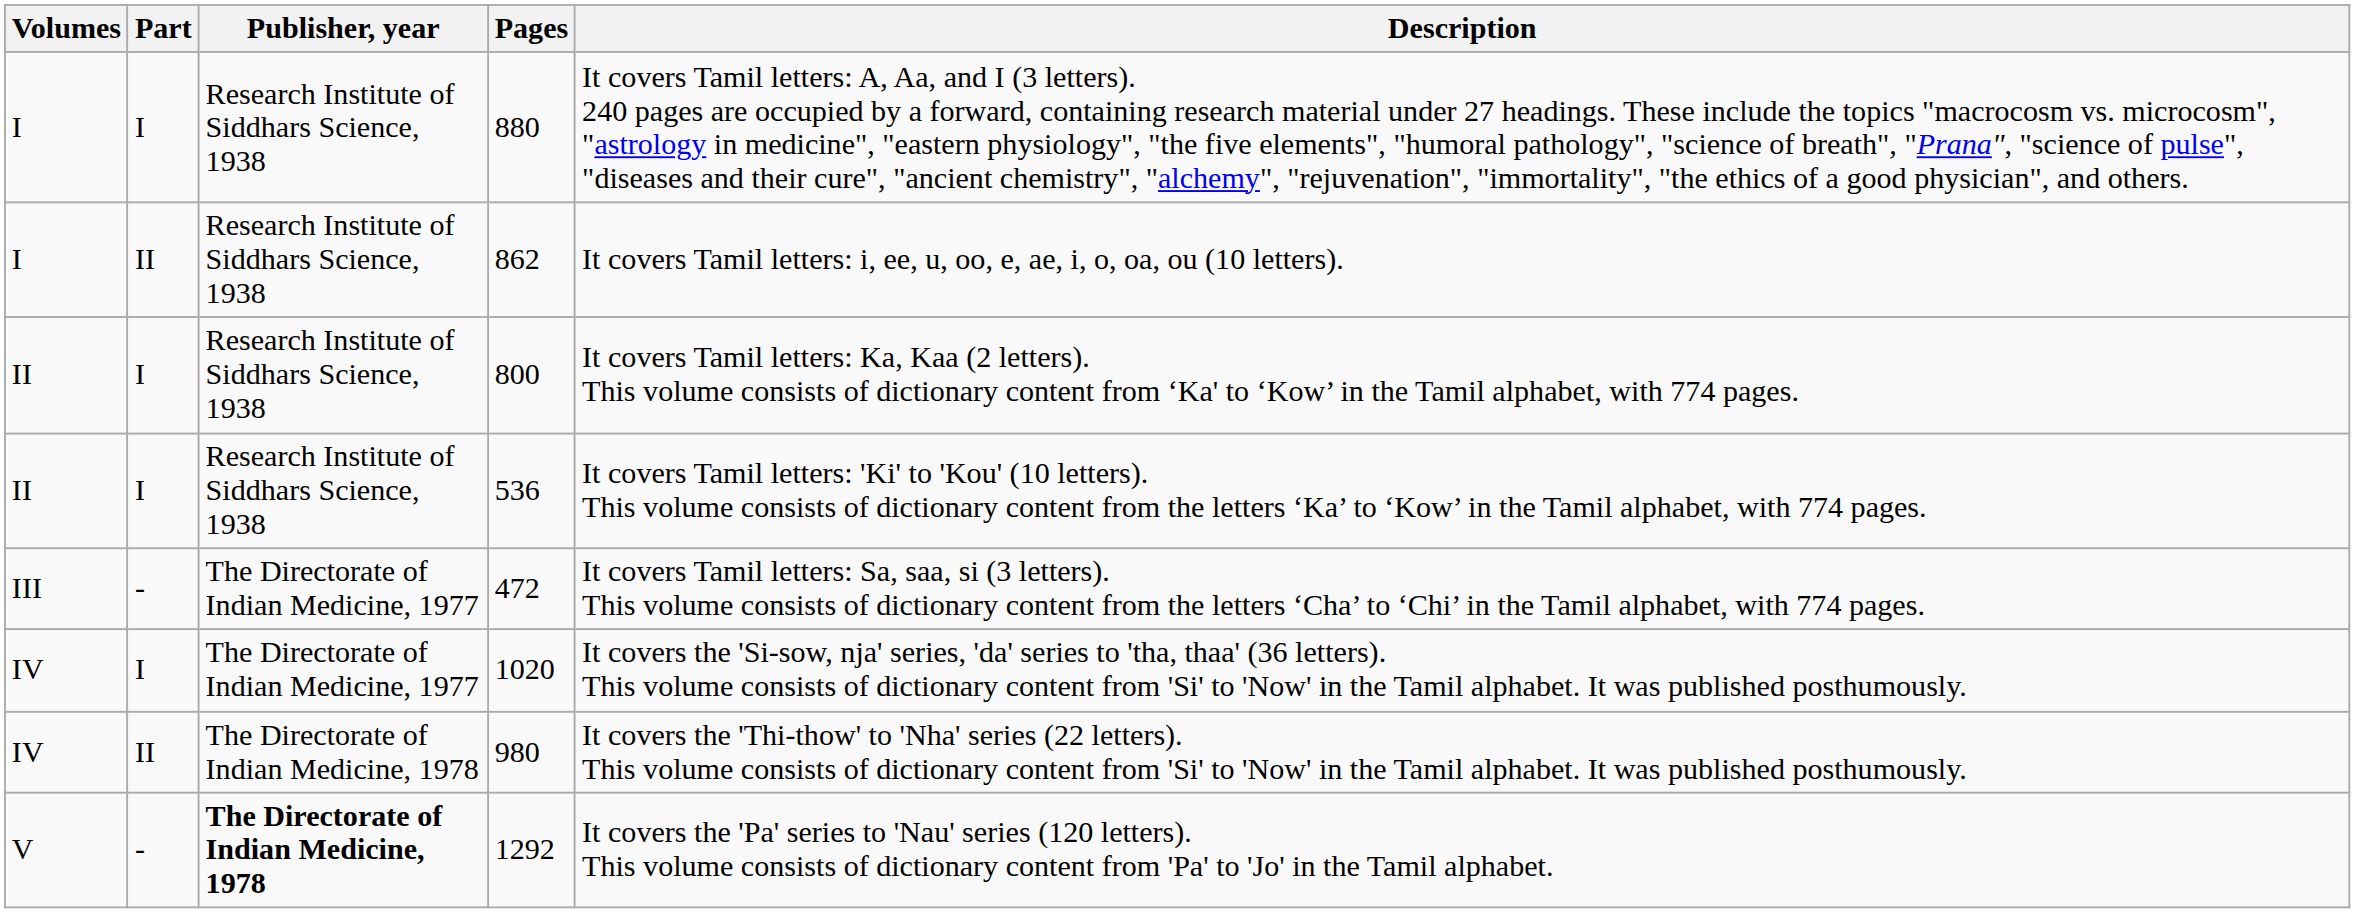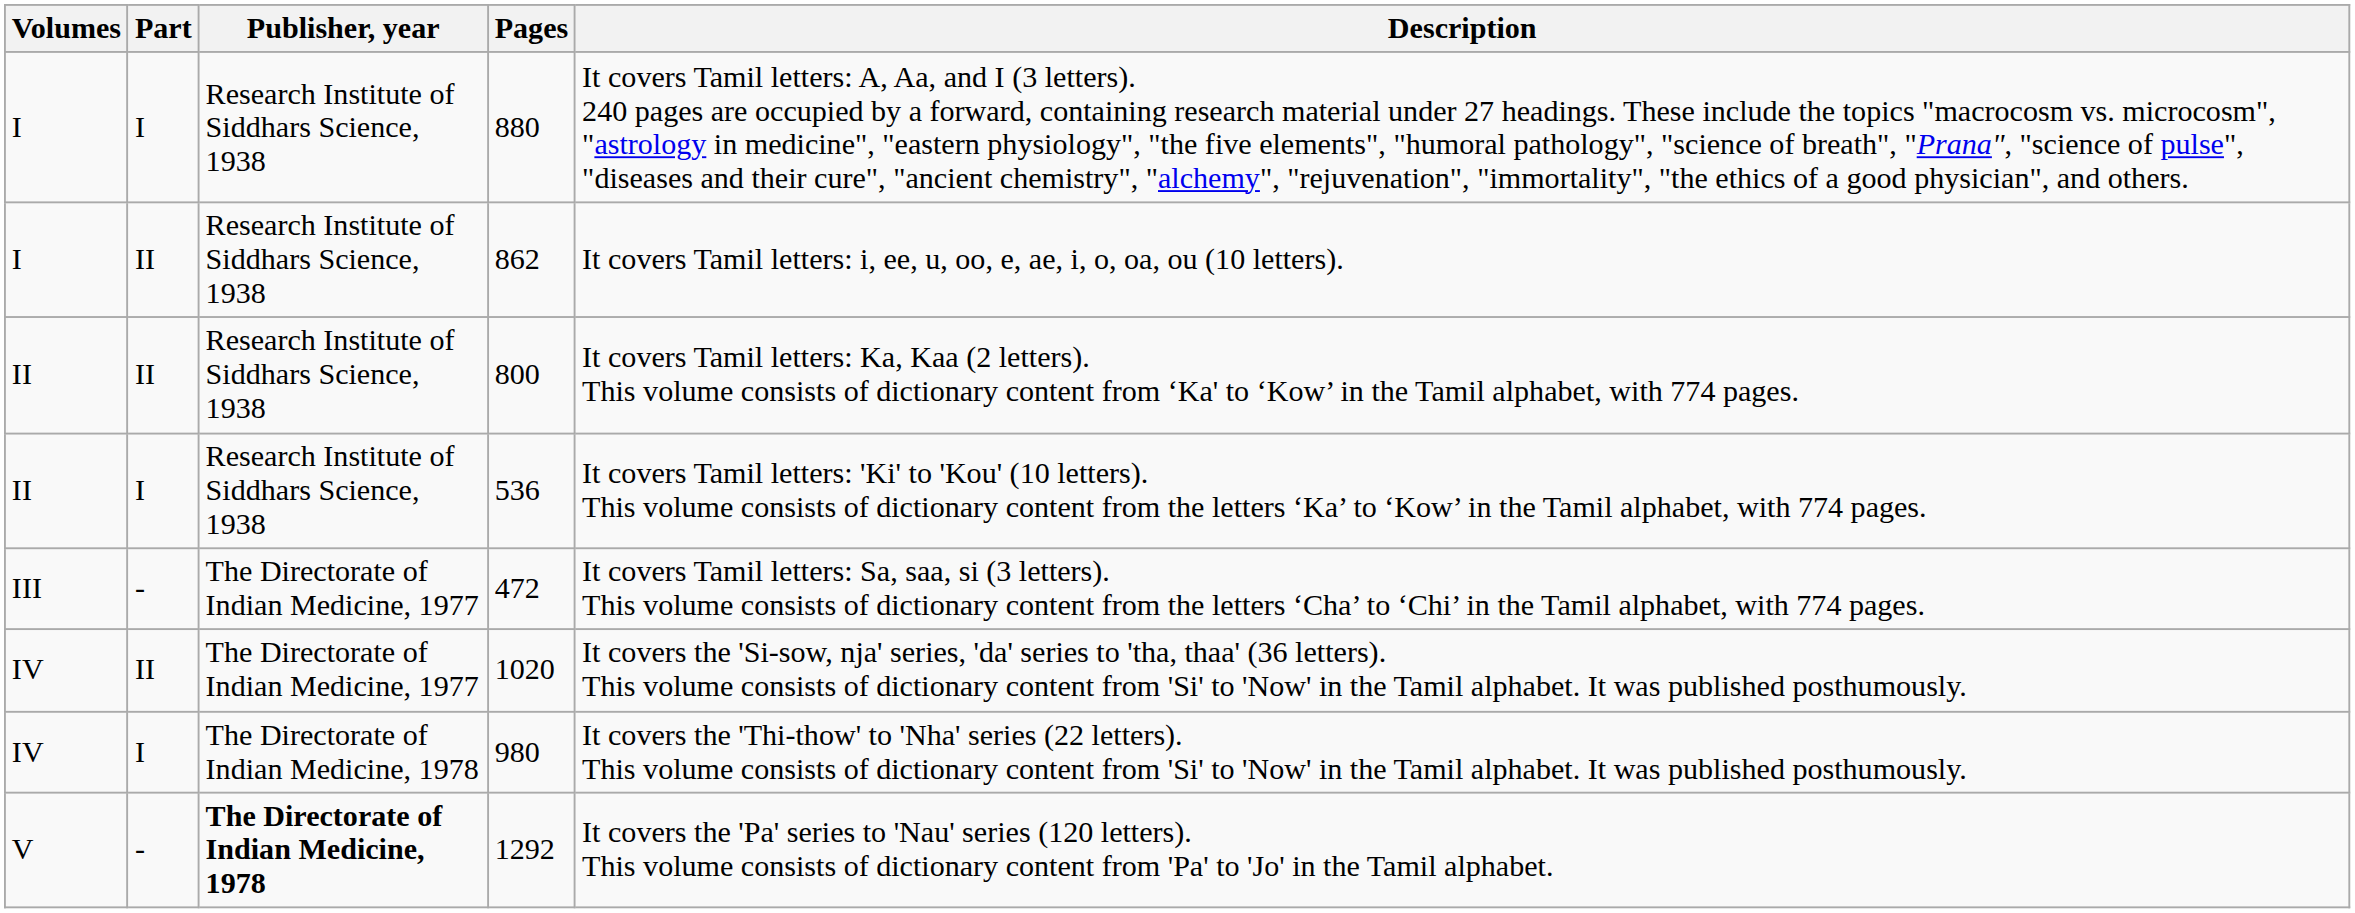(140, 374) I -> (145, 374) II
(140, 669) I -> (145, 669) II
(145, 751) II -> (140, 751) I
